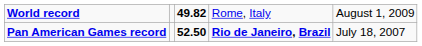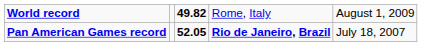(192, 32) 52.50 -> (192, 32) 52.05
